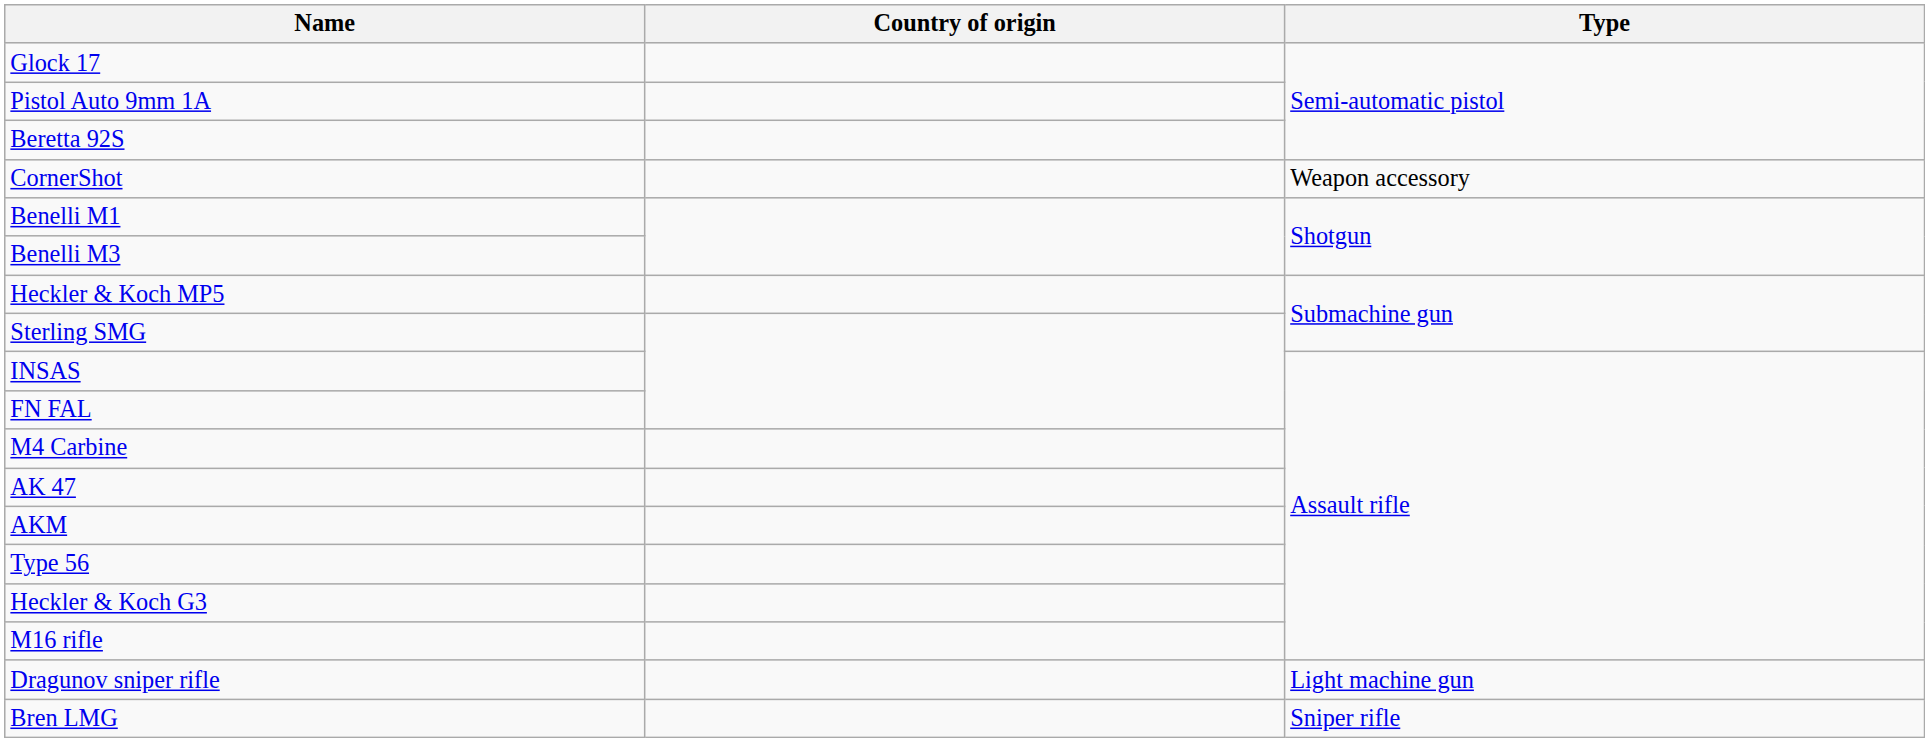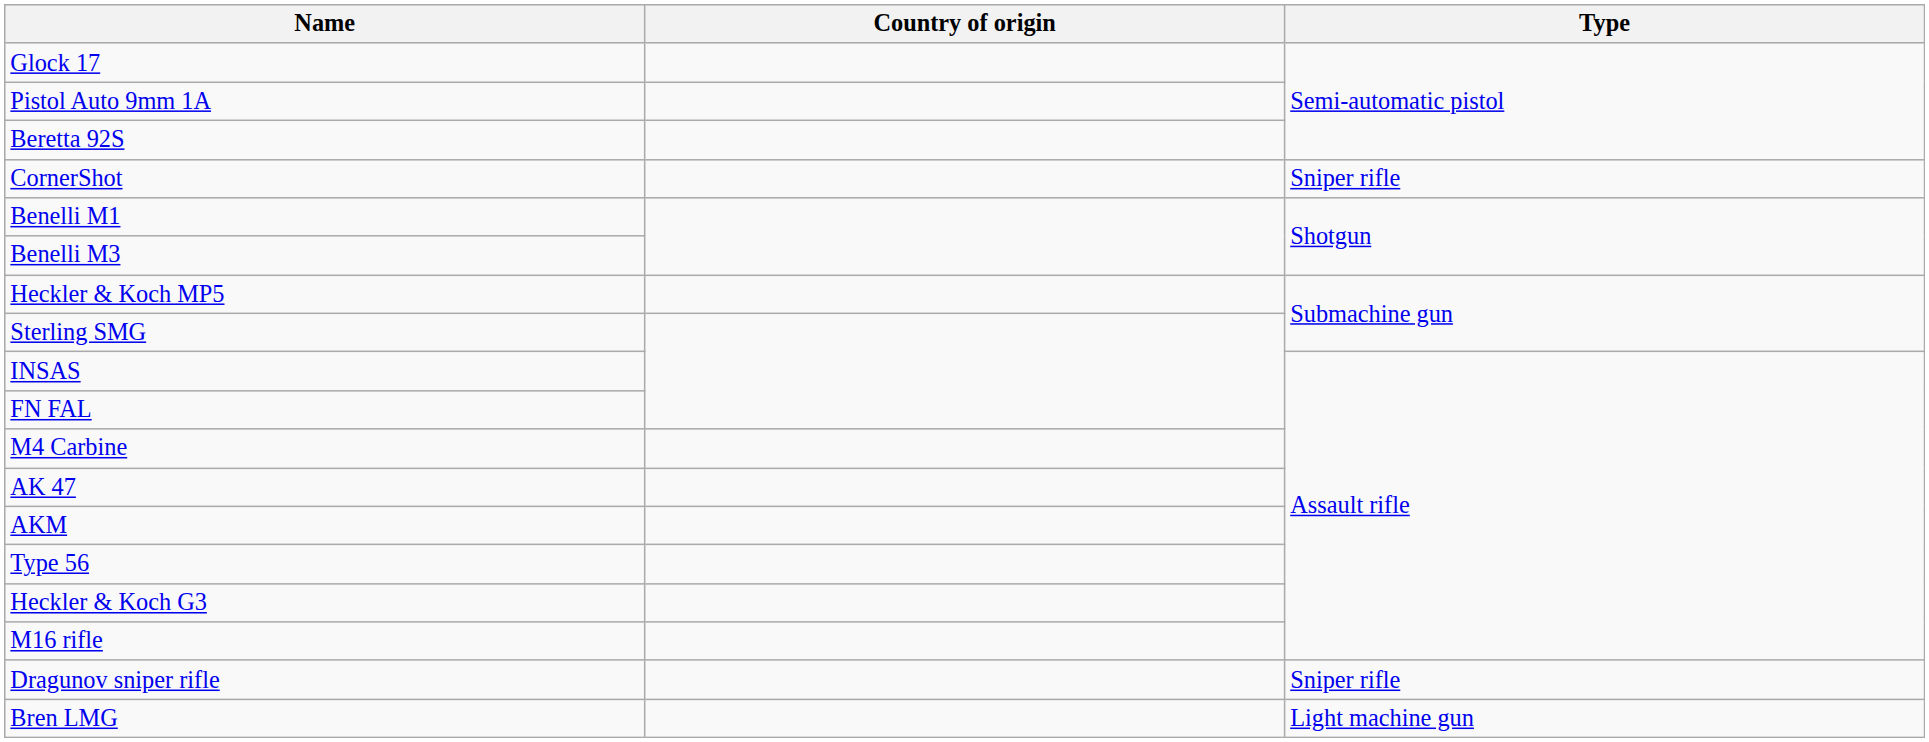(1380, 178) Weapon accessory -> (1345, 178) Sniper rifle
(1382, 679) Light machine gun -> (1345, 679) Sniper rifle
(1345, 718) Sniper rifle -> (1382, 718) Light machine gun
